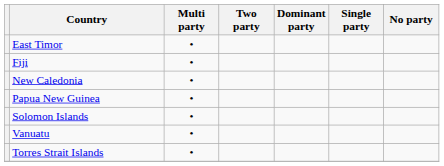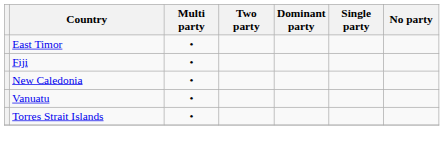- row: (56, 98)
- row: (50, 116)
